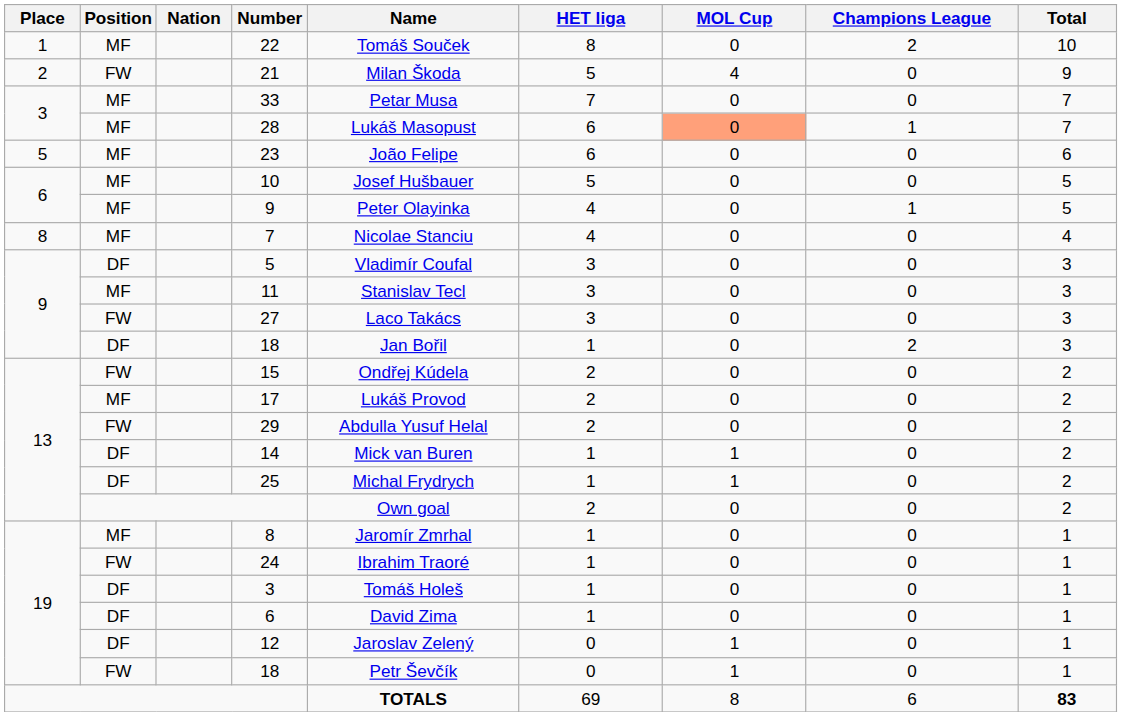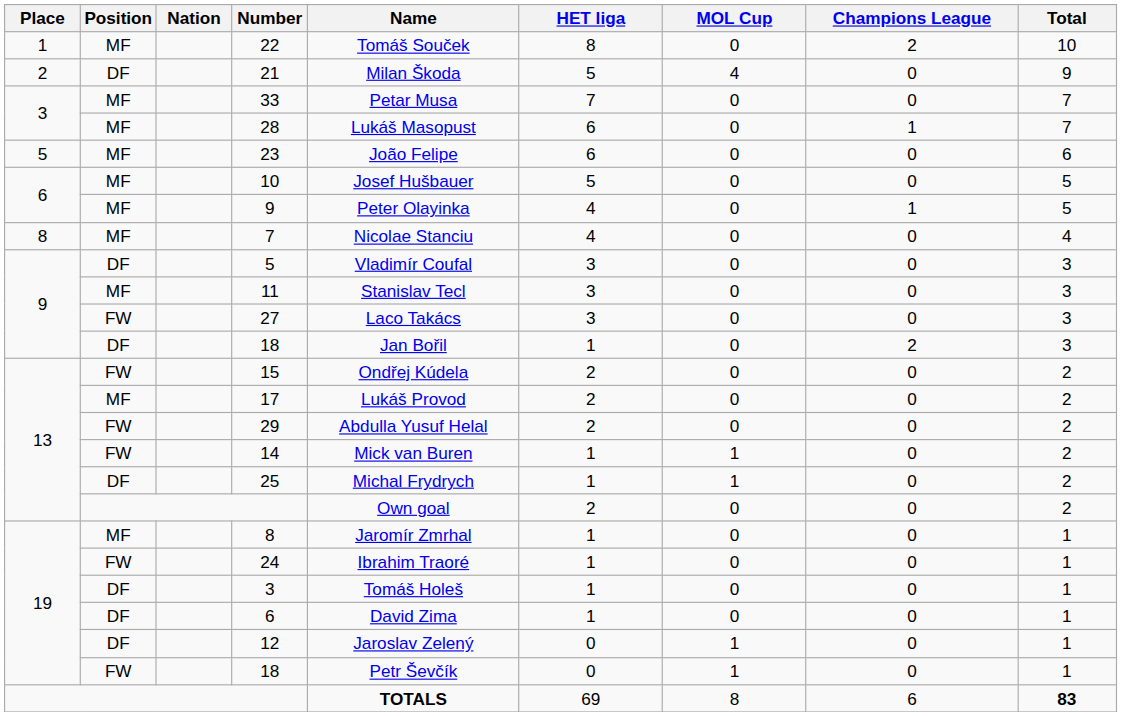(118, 73) FW -> (118, 73) DF
(734, 127) lightsalmon background -> (734, 127) no background
(118, 453) DF -> (118, 453) FW
